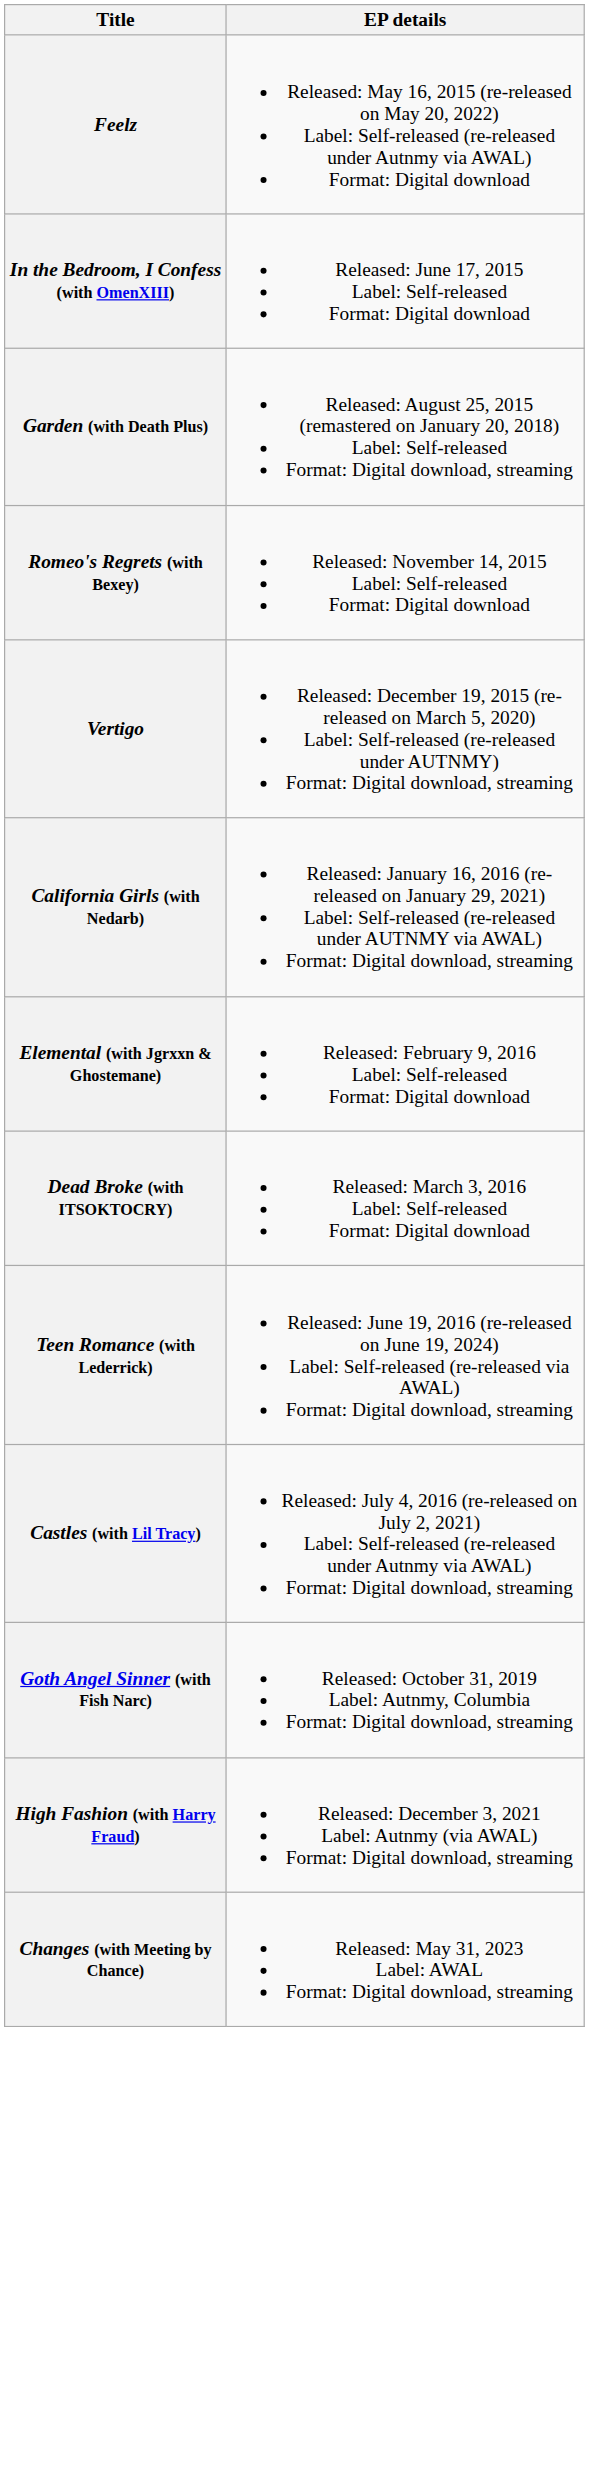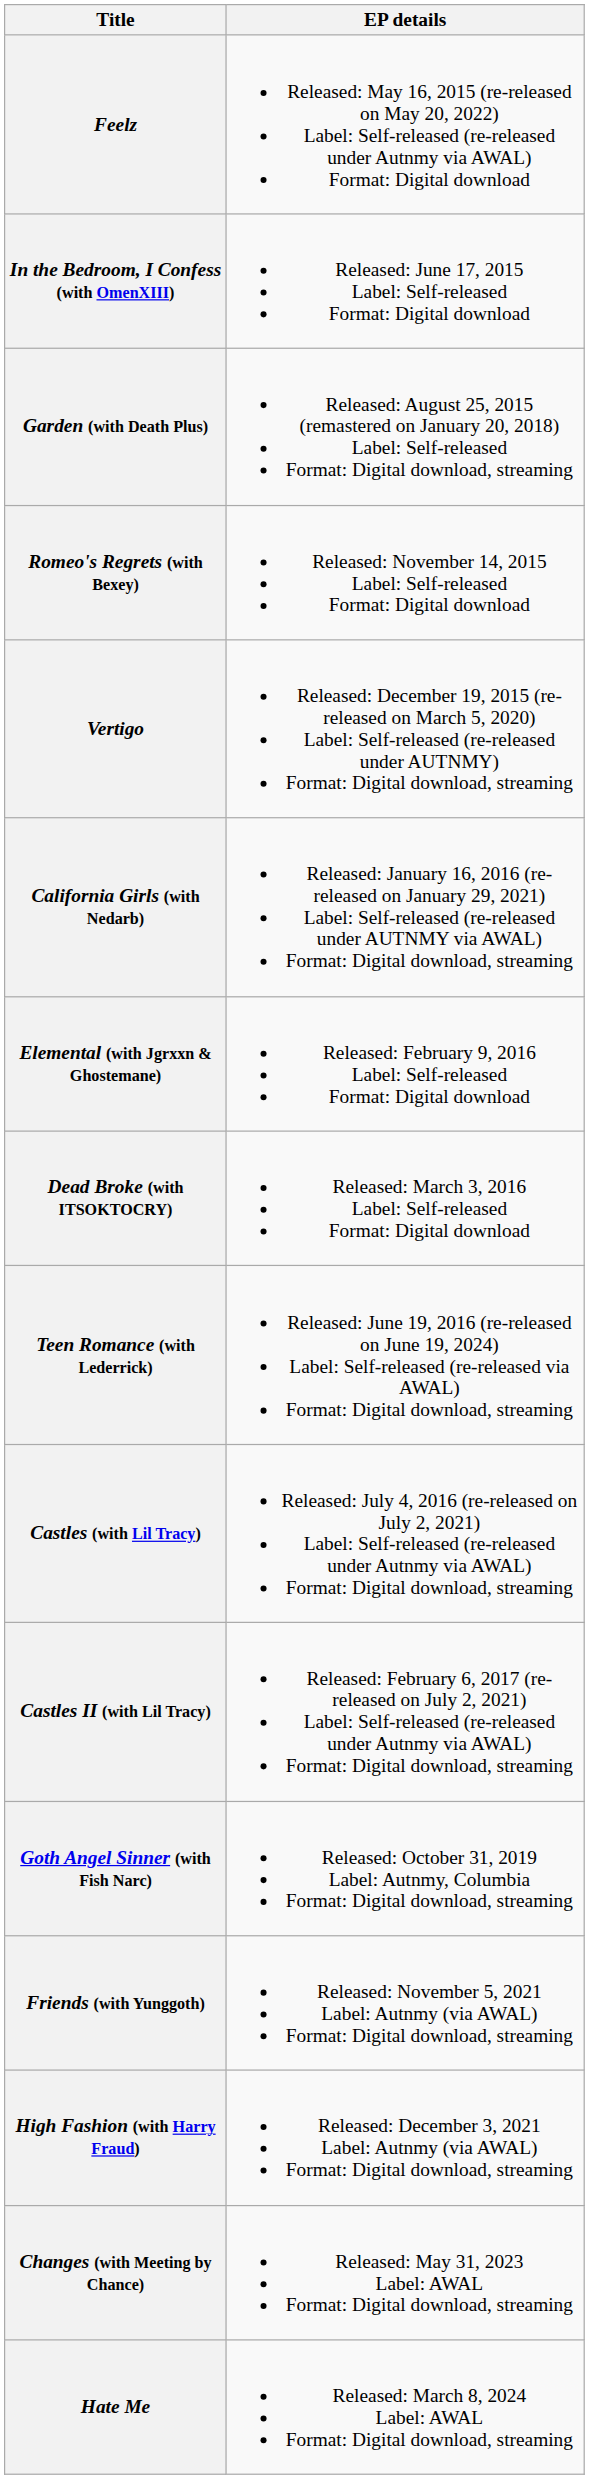+ row: (116, 1711)
+ row: (116, 2002)
+ row: (116, 2407)
